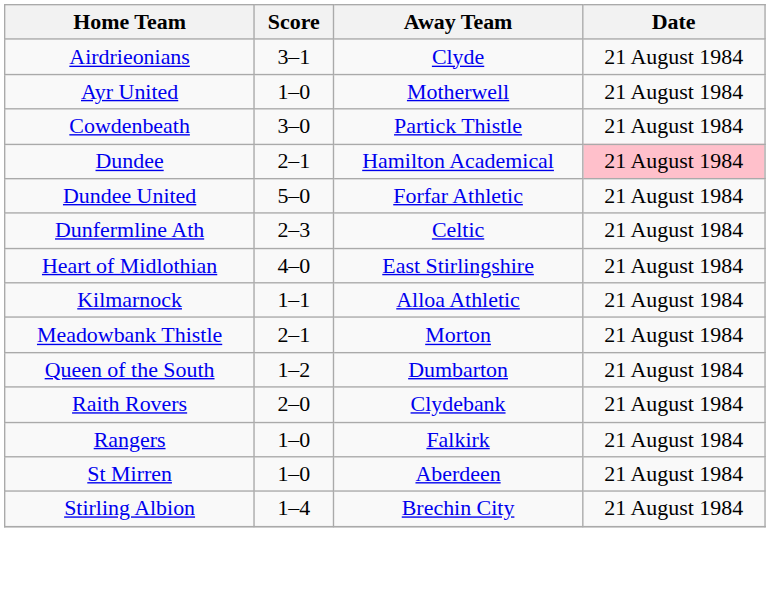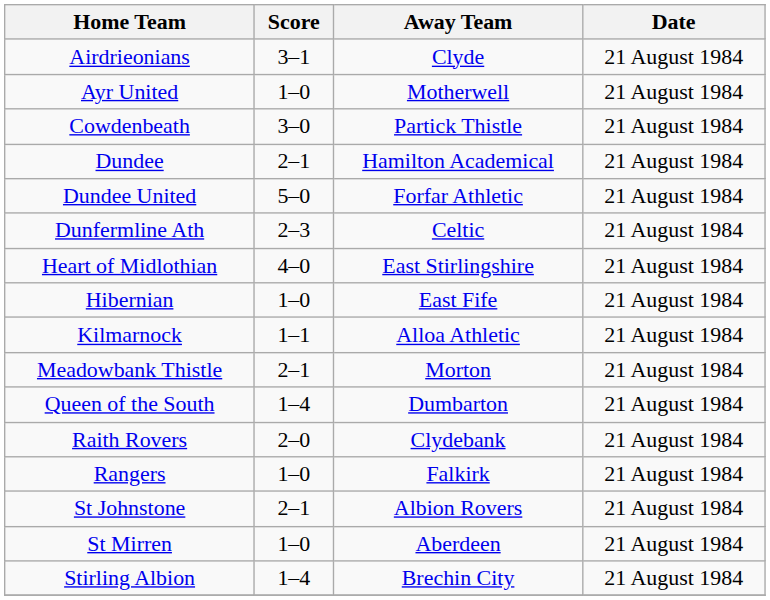(674, 160) pink background -> (674, 160) no background
+ row: (130, 299)
(294, 369) 1–2 -> (294, 404) 1–4
+ row: (130, 508)
